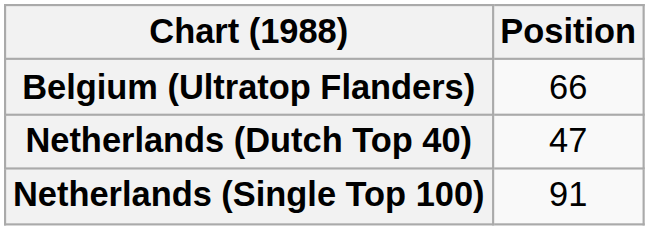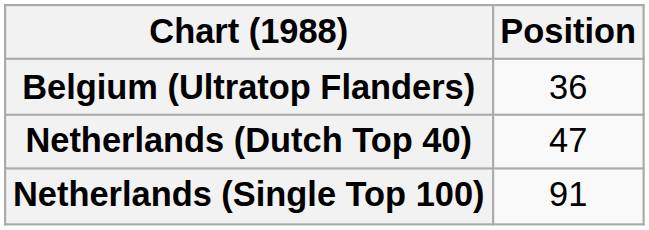(568, 86) 66 -> (568, 86) 36
